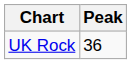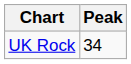(93, 44) 36 -> (93, 44) 34
